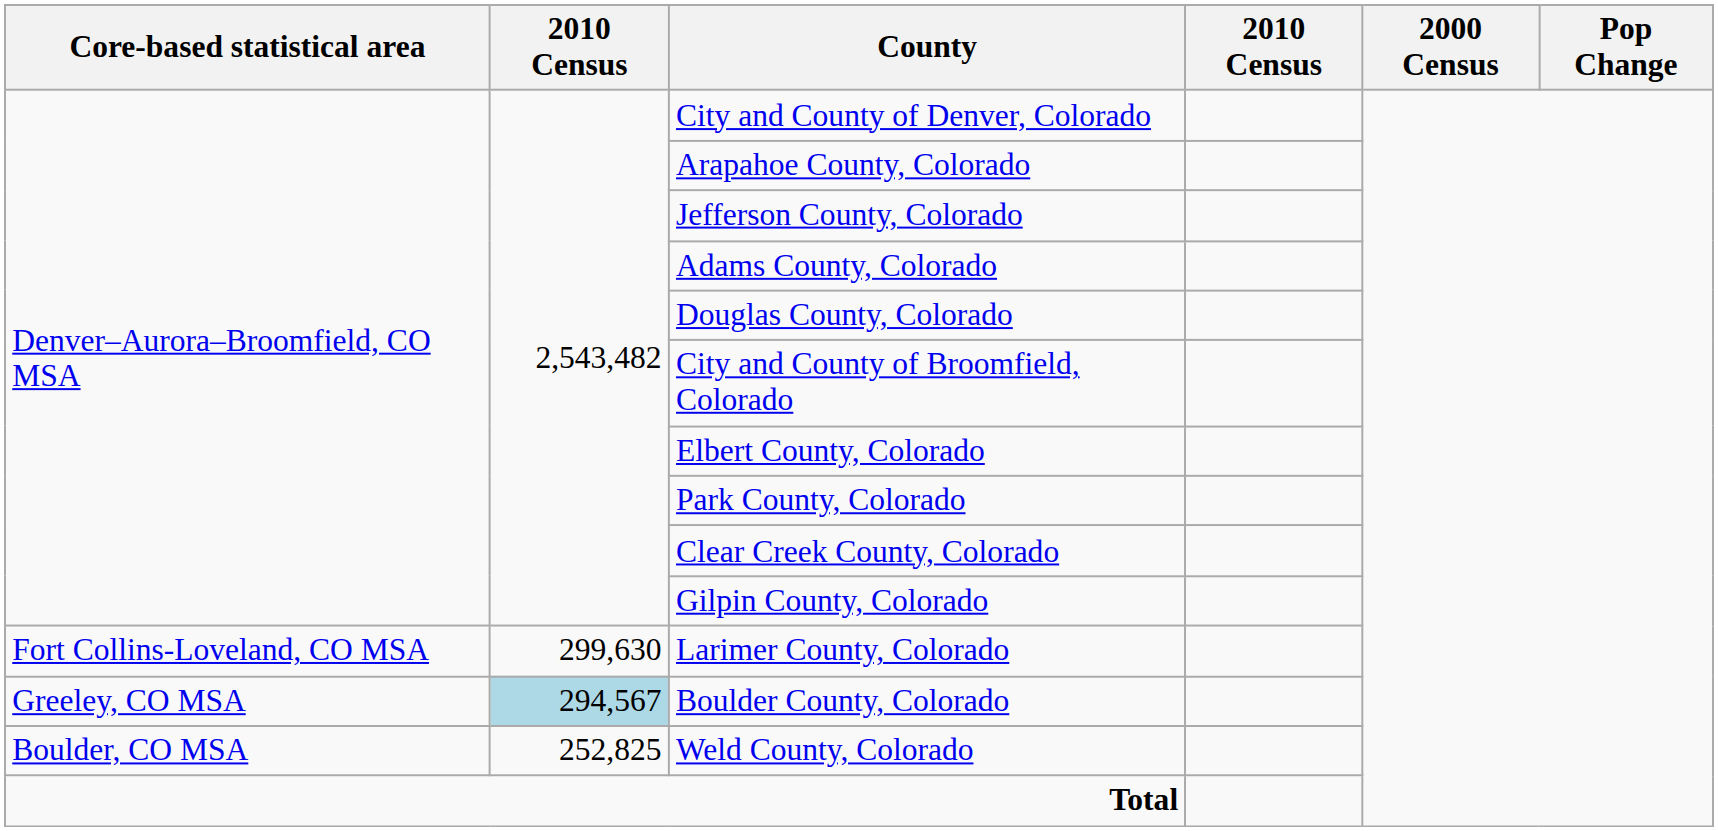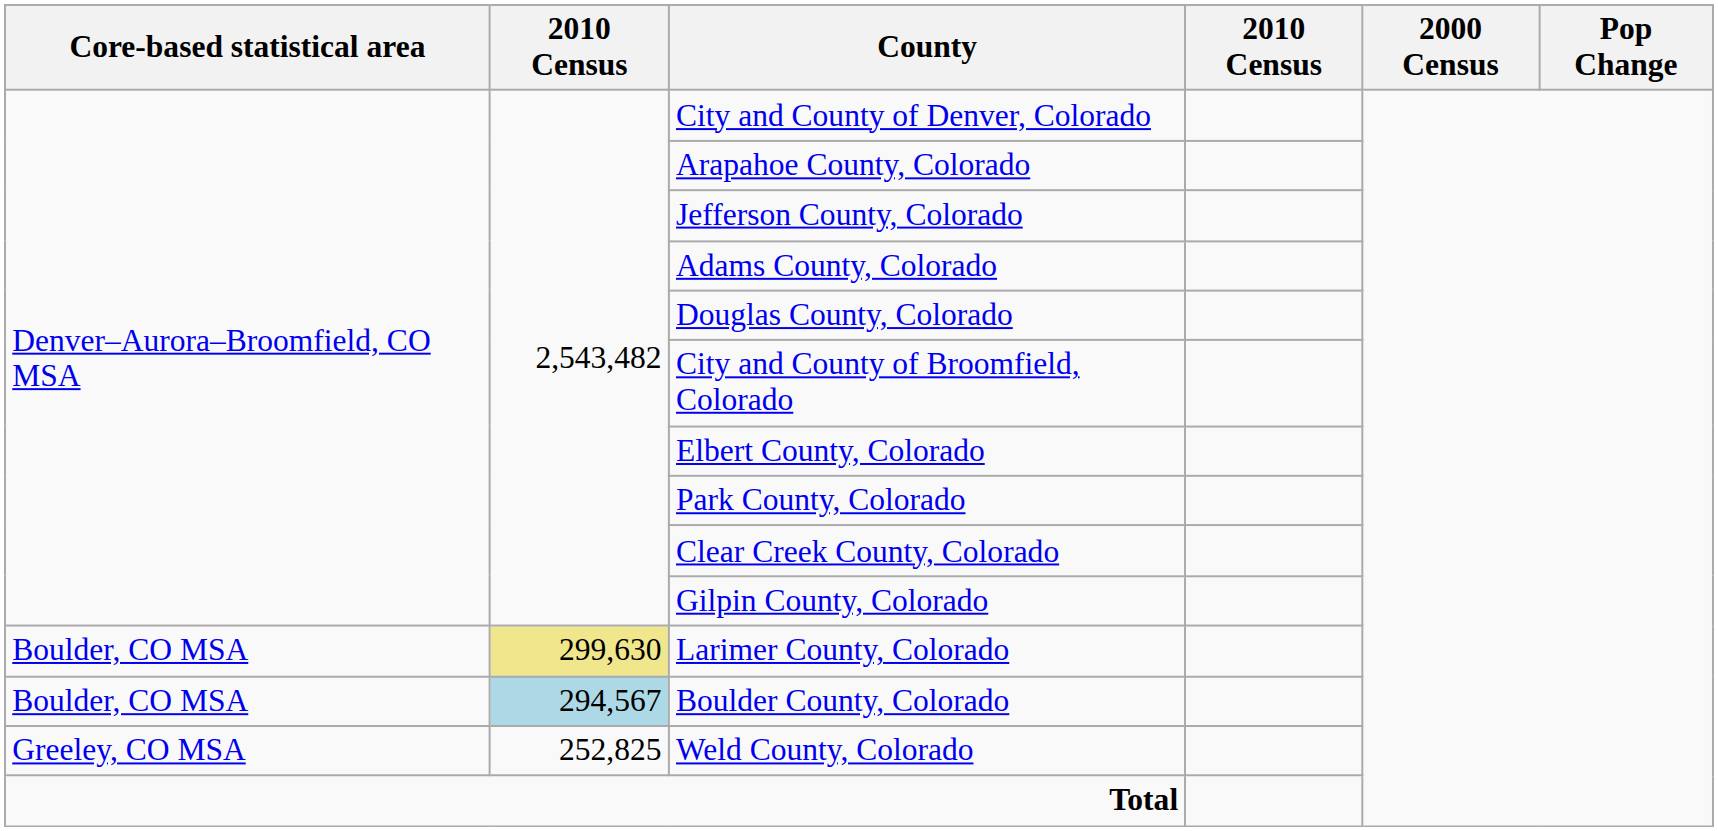(221, 650) Fort Collins-Loveland, CO MSA -> (130, 650) Boulder, CO MSA
(610, 650) no background -> (610, 650) khaki background
(129, 700) Greeley, CO MSA -> (130, 700) Boulder, CO MSA
(130, 750) Boulder, CO MSA -> (129, 750) Greeley, CO MSA
